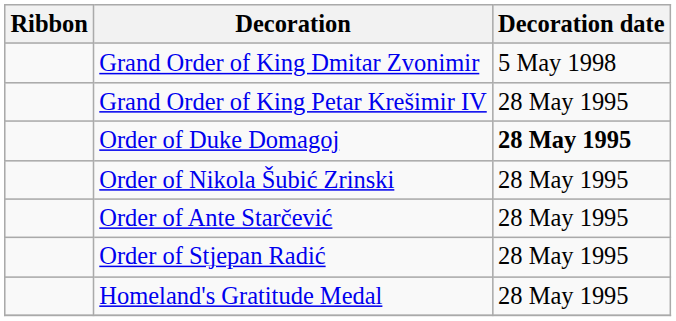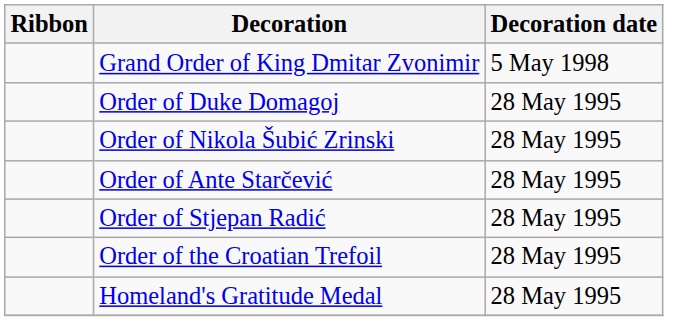- row: (293, 101)
(565, 140) bold -> (556, 101) normal
+ row: (241, 256)
